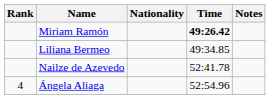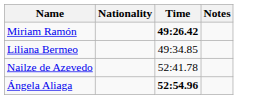- column: (20, 13)
(210, 85) normal -> (178, 85) bold
